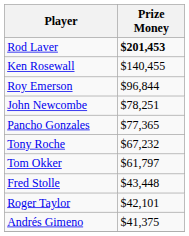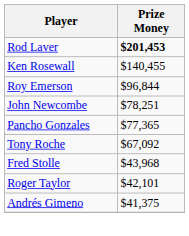(140, 143) $67,232 -> (140, 143) $67,092
- row: (34, 163)
(140, 182) $43,448 -> (140, 163) $43,968
